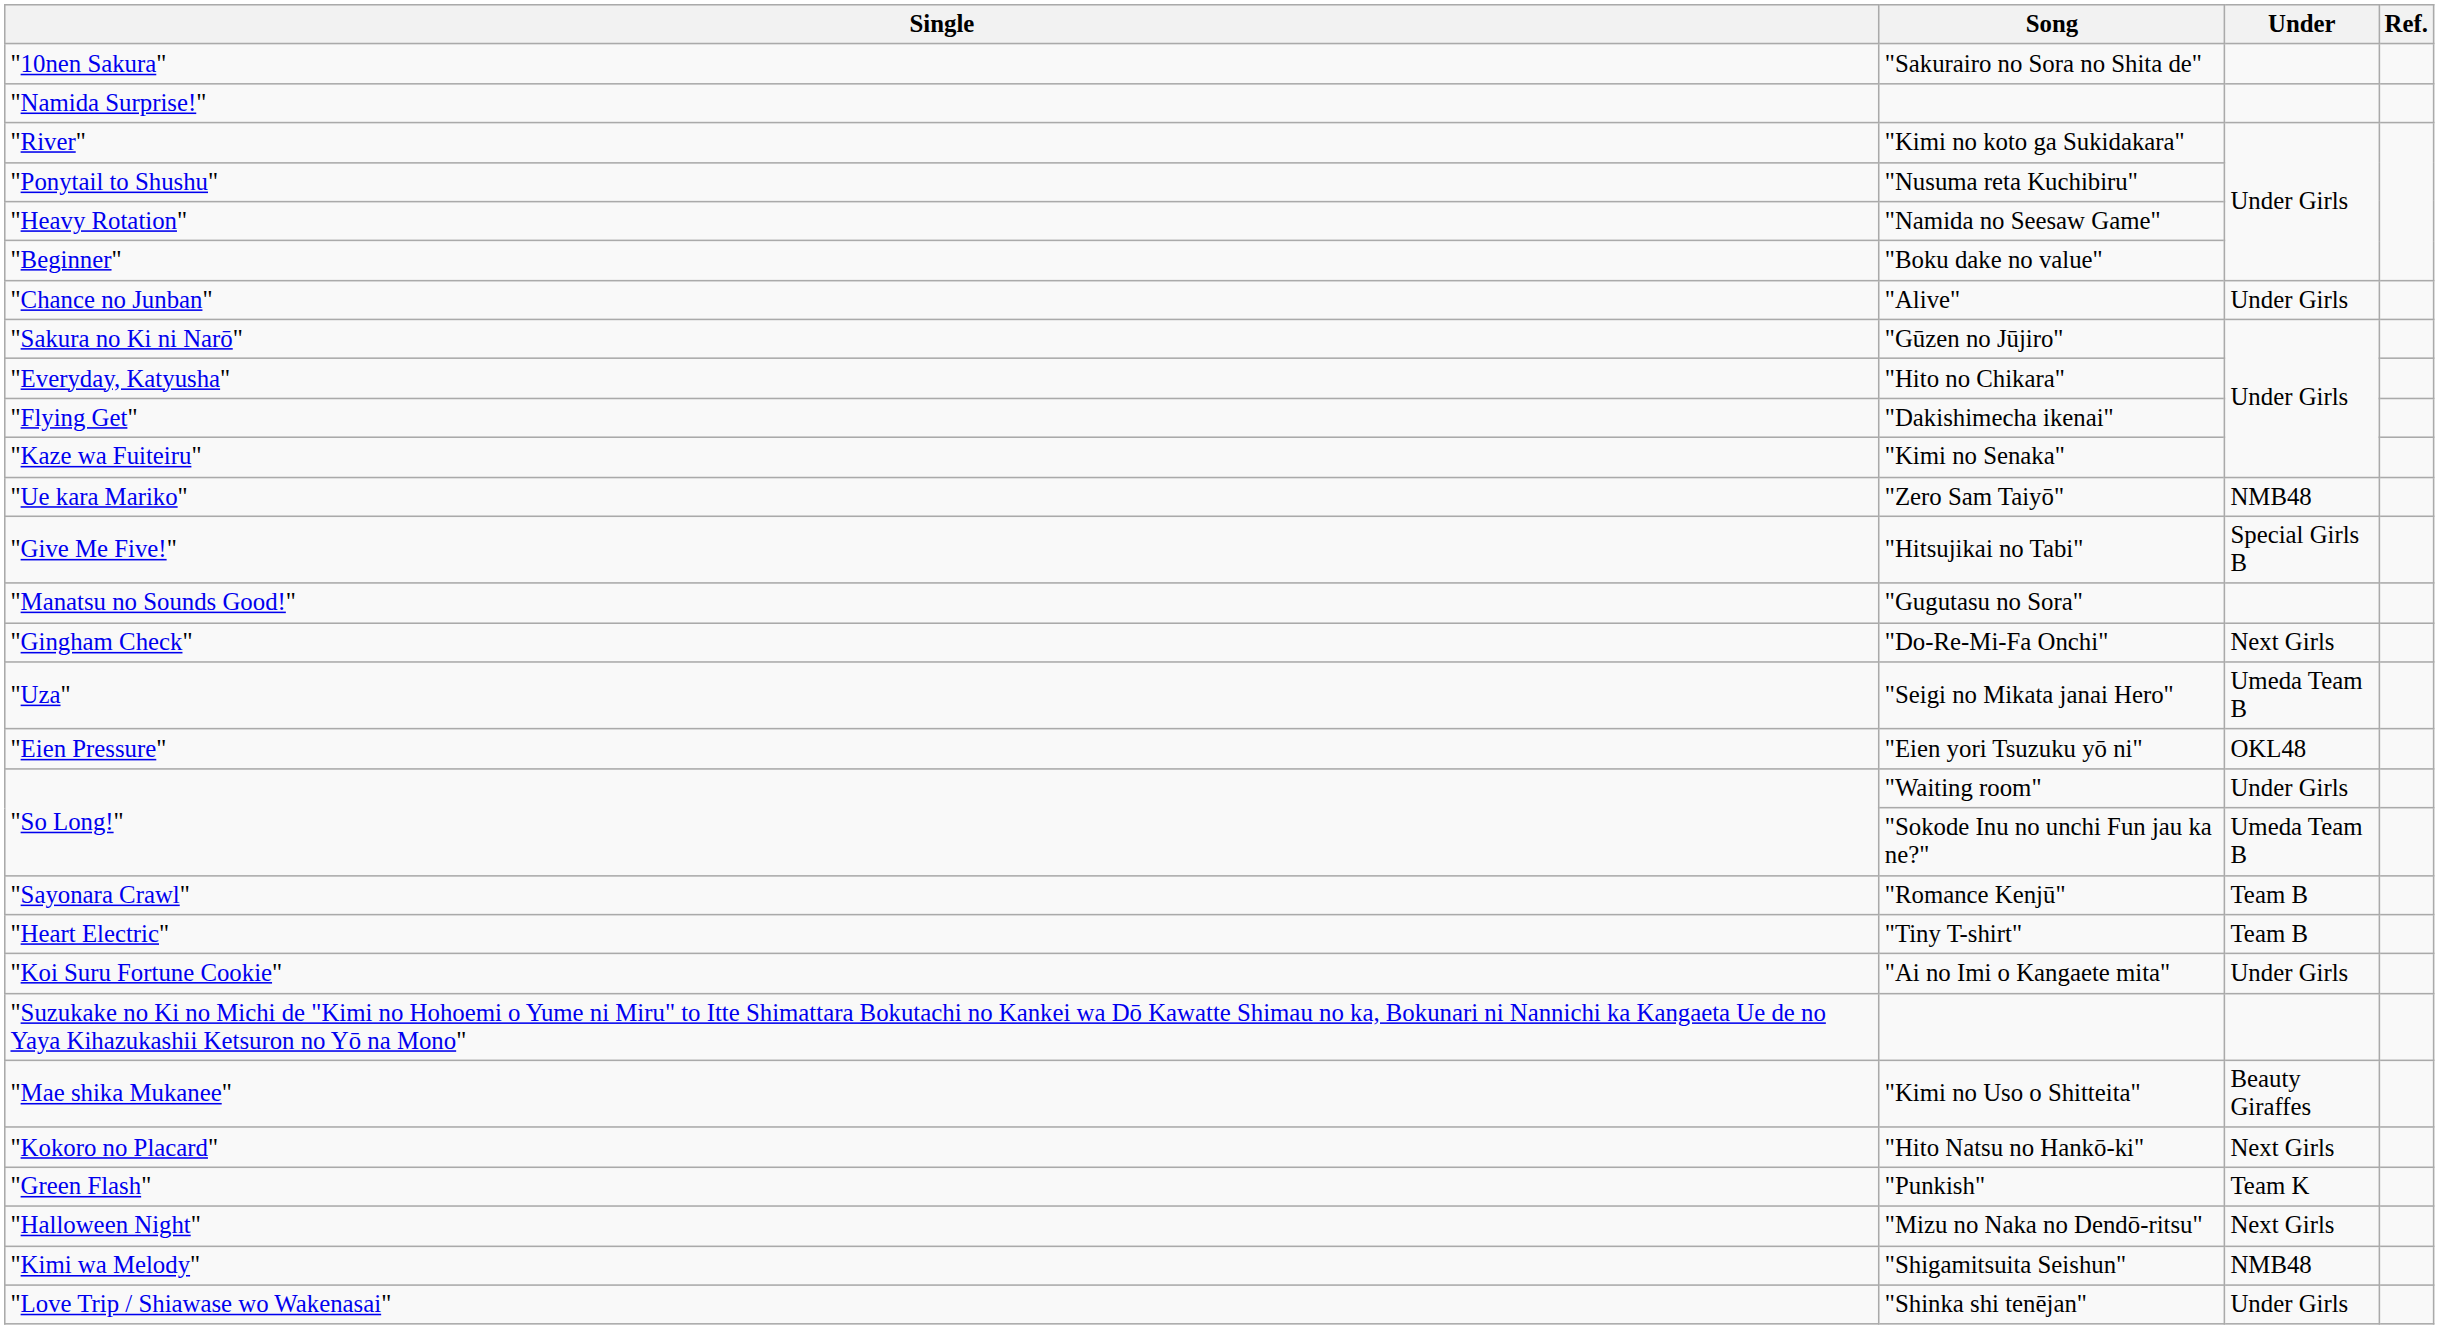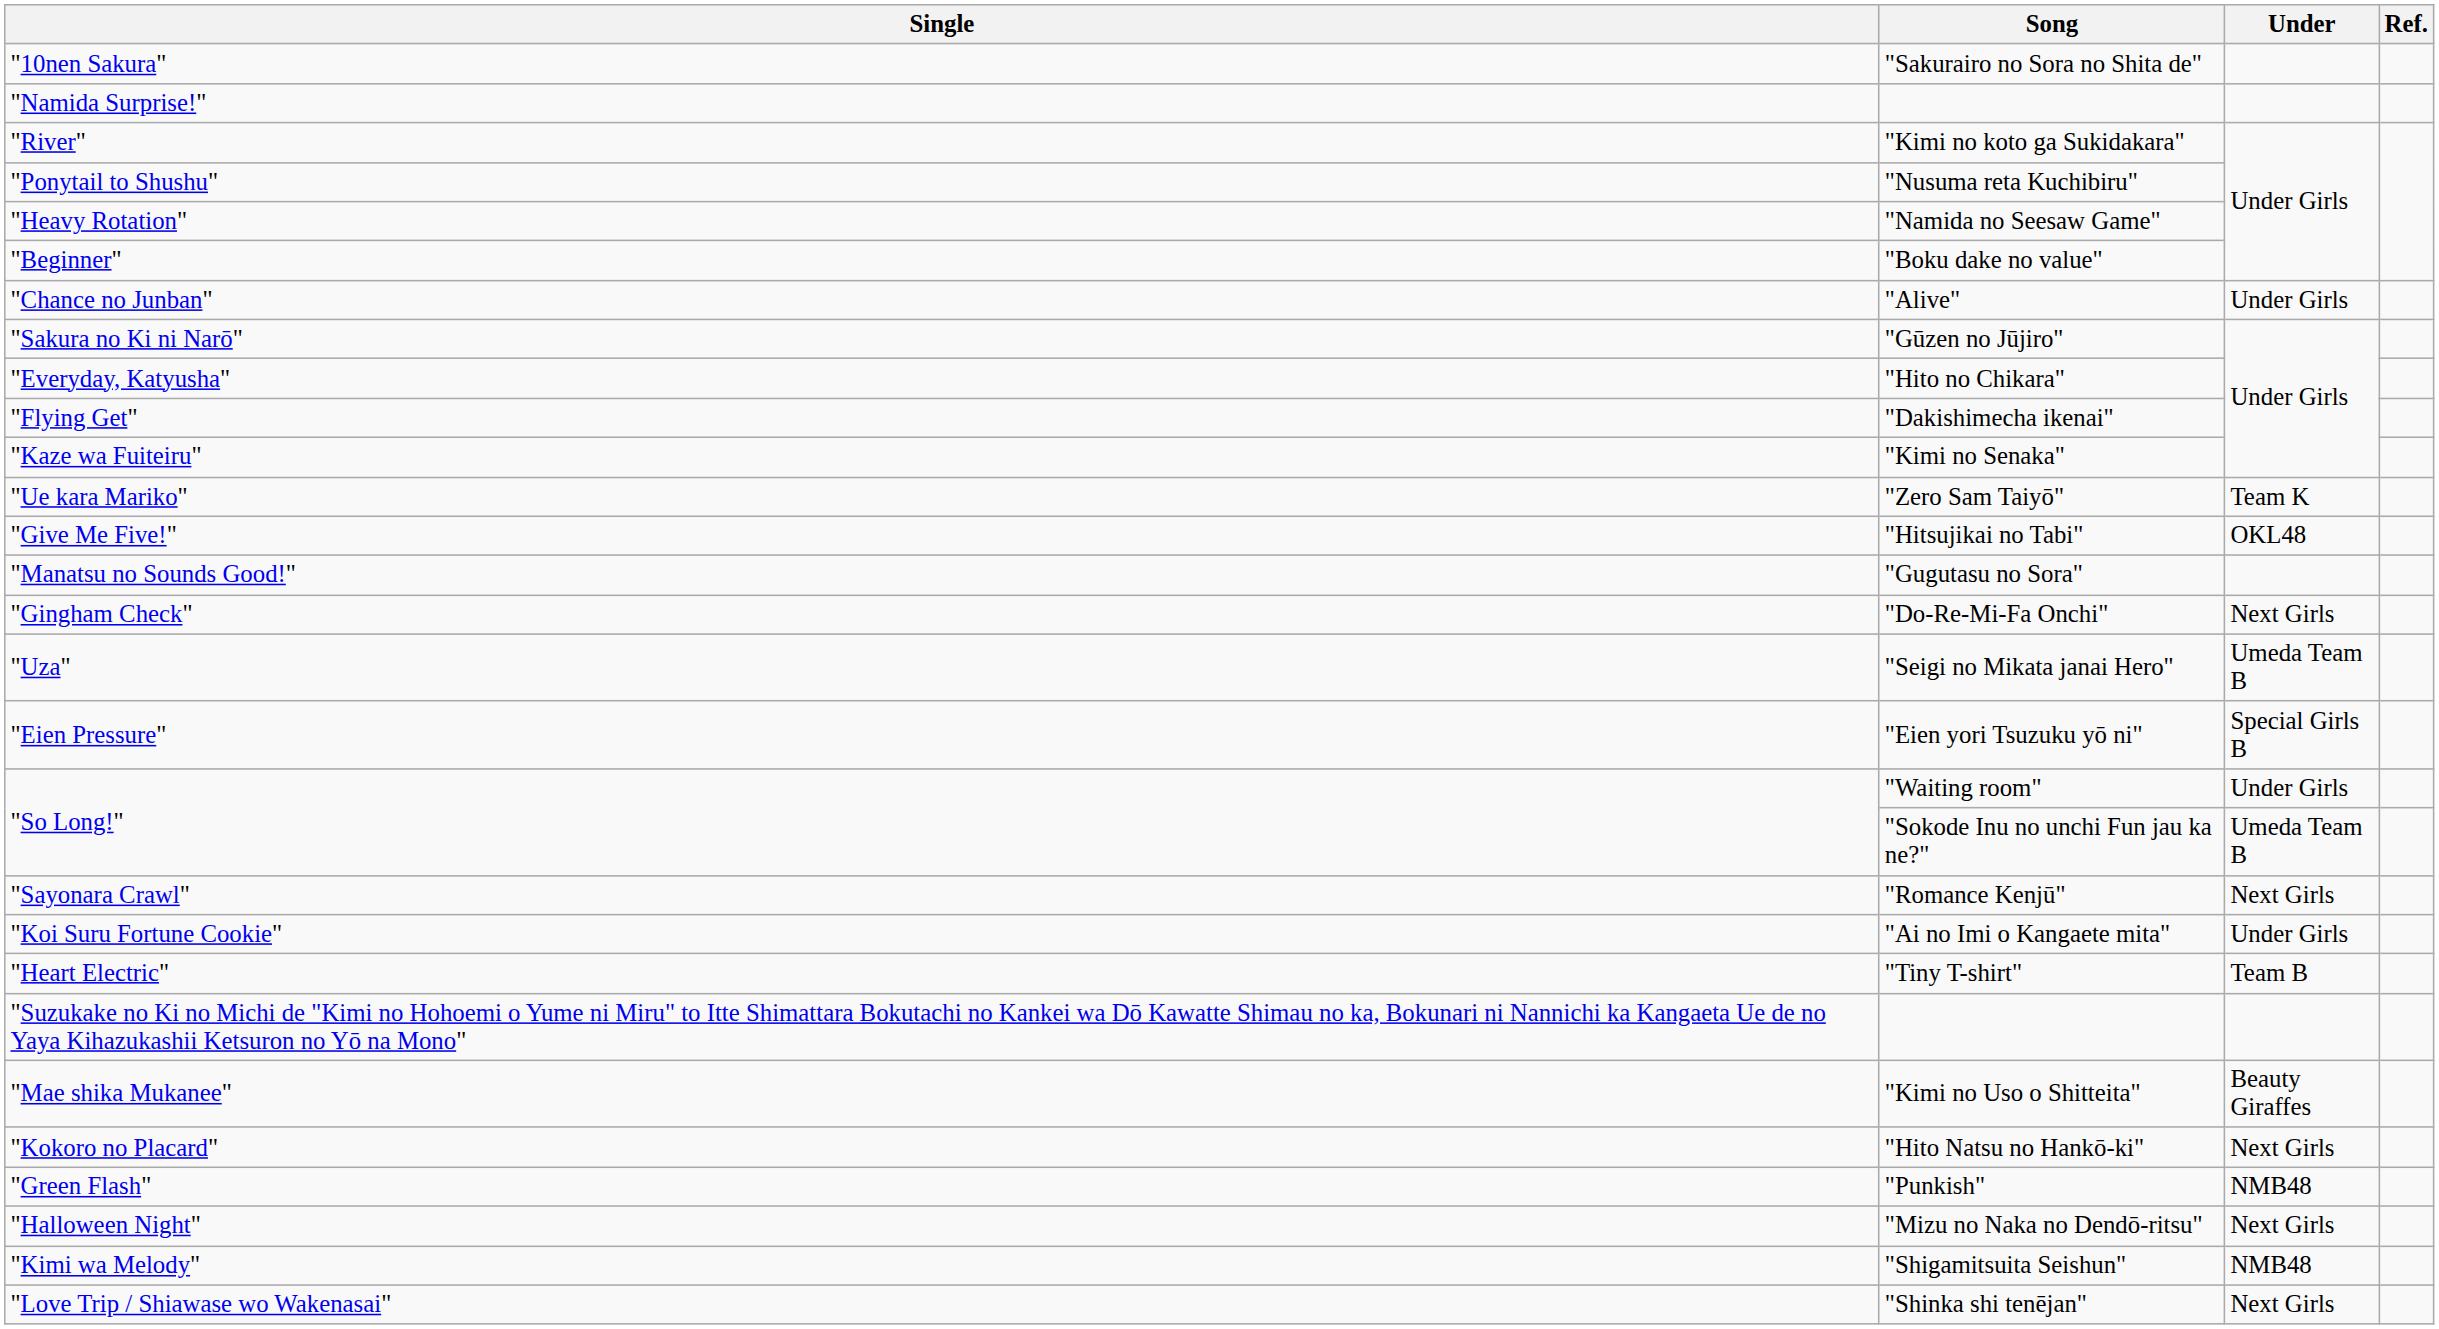(2271, 496) NMB48 -> (2270, 496) Team K
(2295, 549) Special Girls B -> (2268, 535) OKL48
(2268, 748) OKL48 -> (2295, 734) Special Girls B
(2269, 894) Team B -> (2282, 894) Next Girls
rows swapped: (146, 973) <-> (90, 933)
(2270, 1186) Team K -> (2271, 1186) NMB48
(2289, 1304) Under Girls -> (2282, 1304) Next Girls
